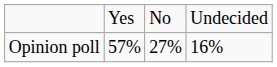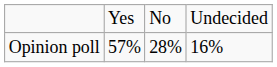(166, 47) 27% -> (166, 47) 28%
